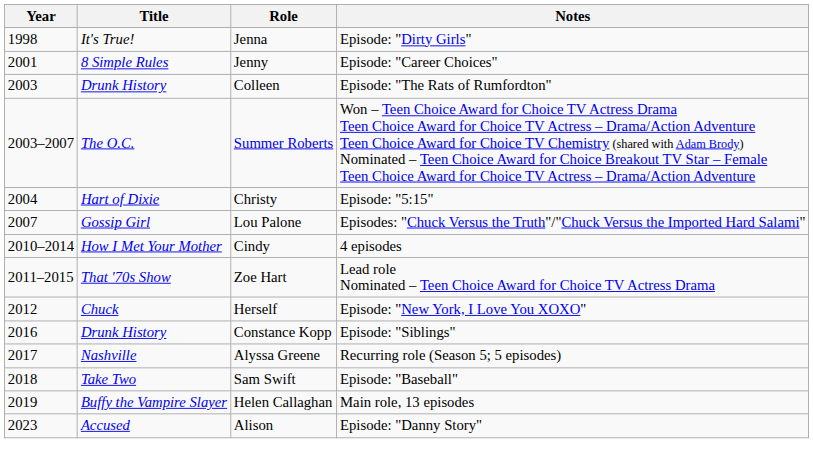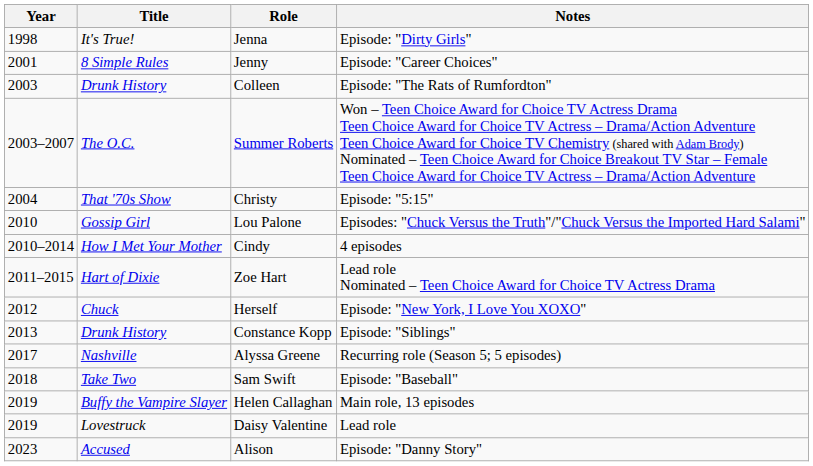(120, 199) Hart of Dixie -> (126, 199) That '70s Show
(23, 222) 2007 -> (23, 222) 2010
(126, 277) That '70s Show -> (120, 277) Hart of Dixie
(23, 332) 2016 -> (23, 332) 2013
+ row: (281, 425)
